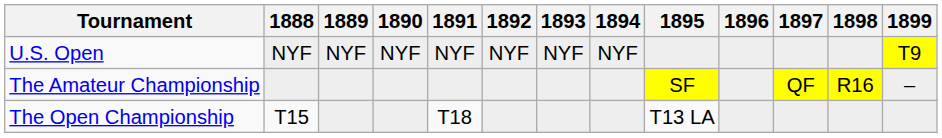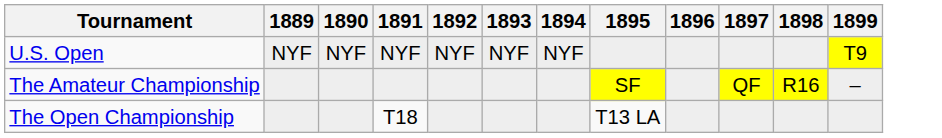- column: (292, 21)
